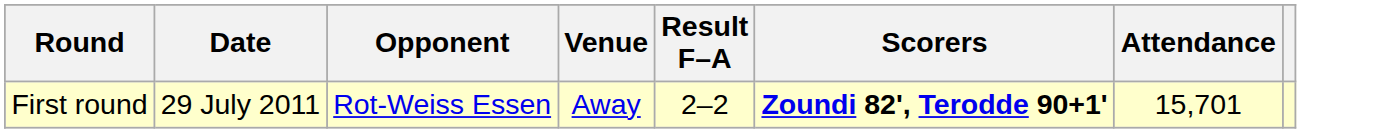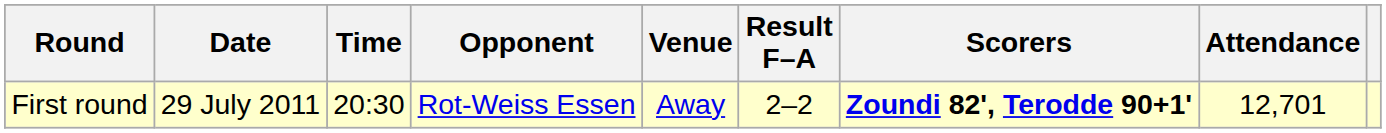+ column: (369, 43)
(1198, 104) 15,701 -> (1283, 104) 12,701
